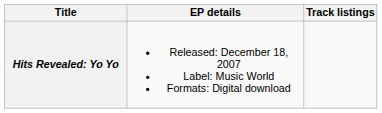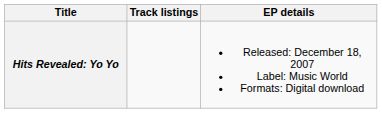columns swapped: (215, 13) <-> (340, 13)
